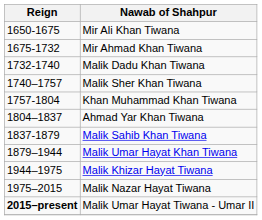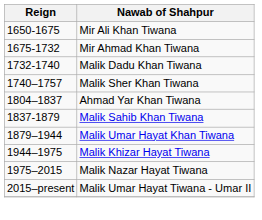- row: (160, 100)
(42, 205) bold -> (41, 188) normal
